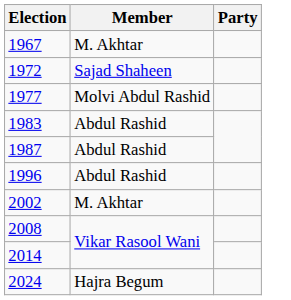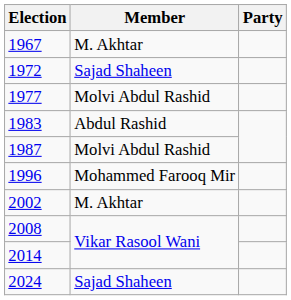(120, 149) Abdul Rashid -> (142, 149) Molvi Abdul Rashid
(120, 176) Abdul Rashid -> (155, 176) Mohammed Farooq Mir
(119, 281) Hajra Begum -> (123, 281) Sajad Shaheen
